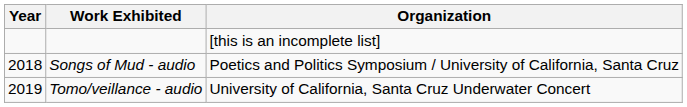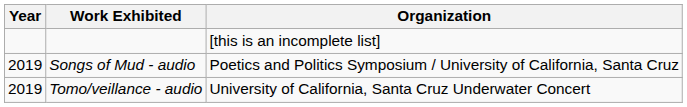(25, 65) 2018 -> (25, 65) 2019
